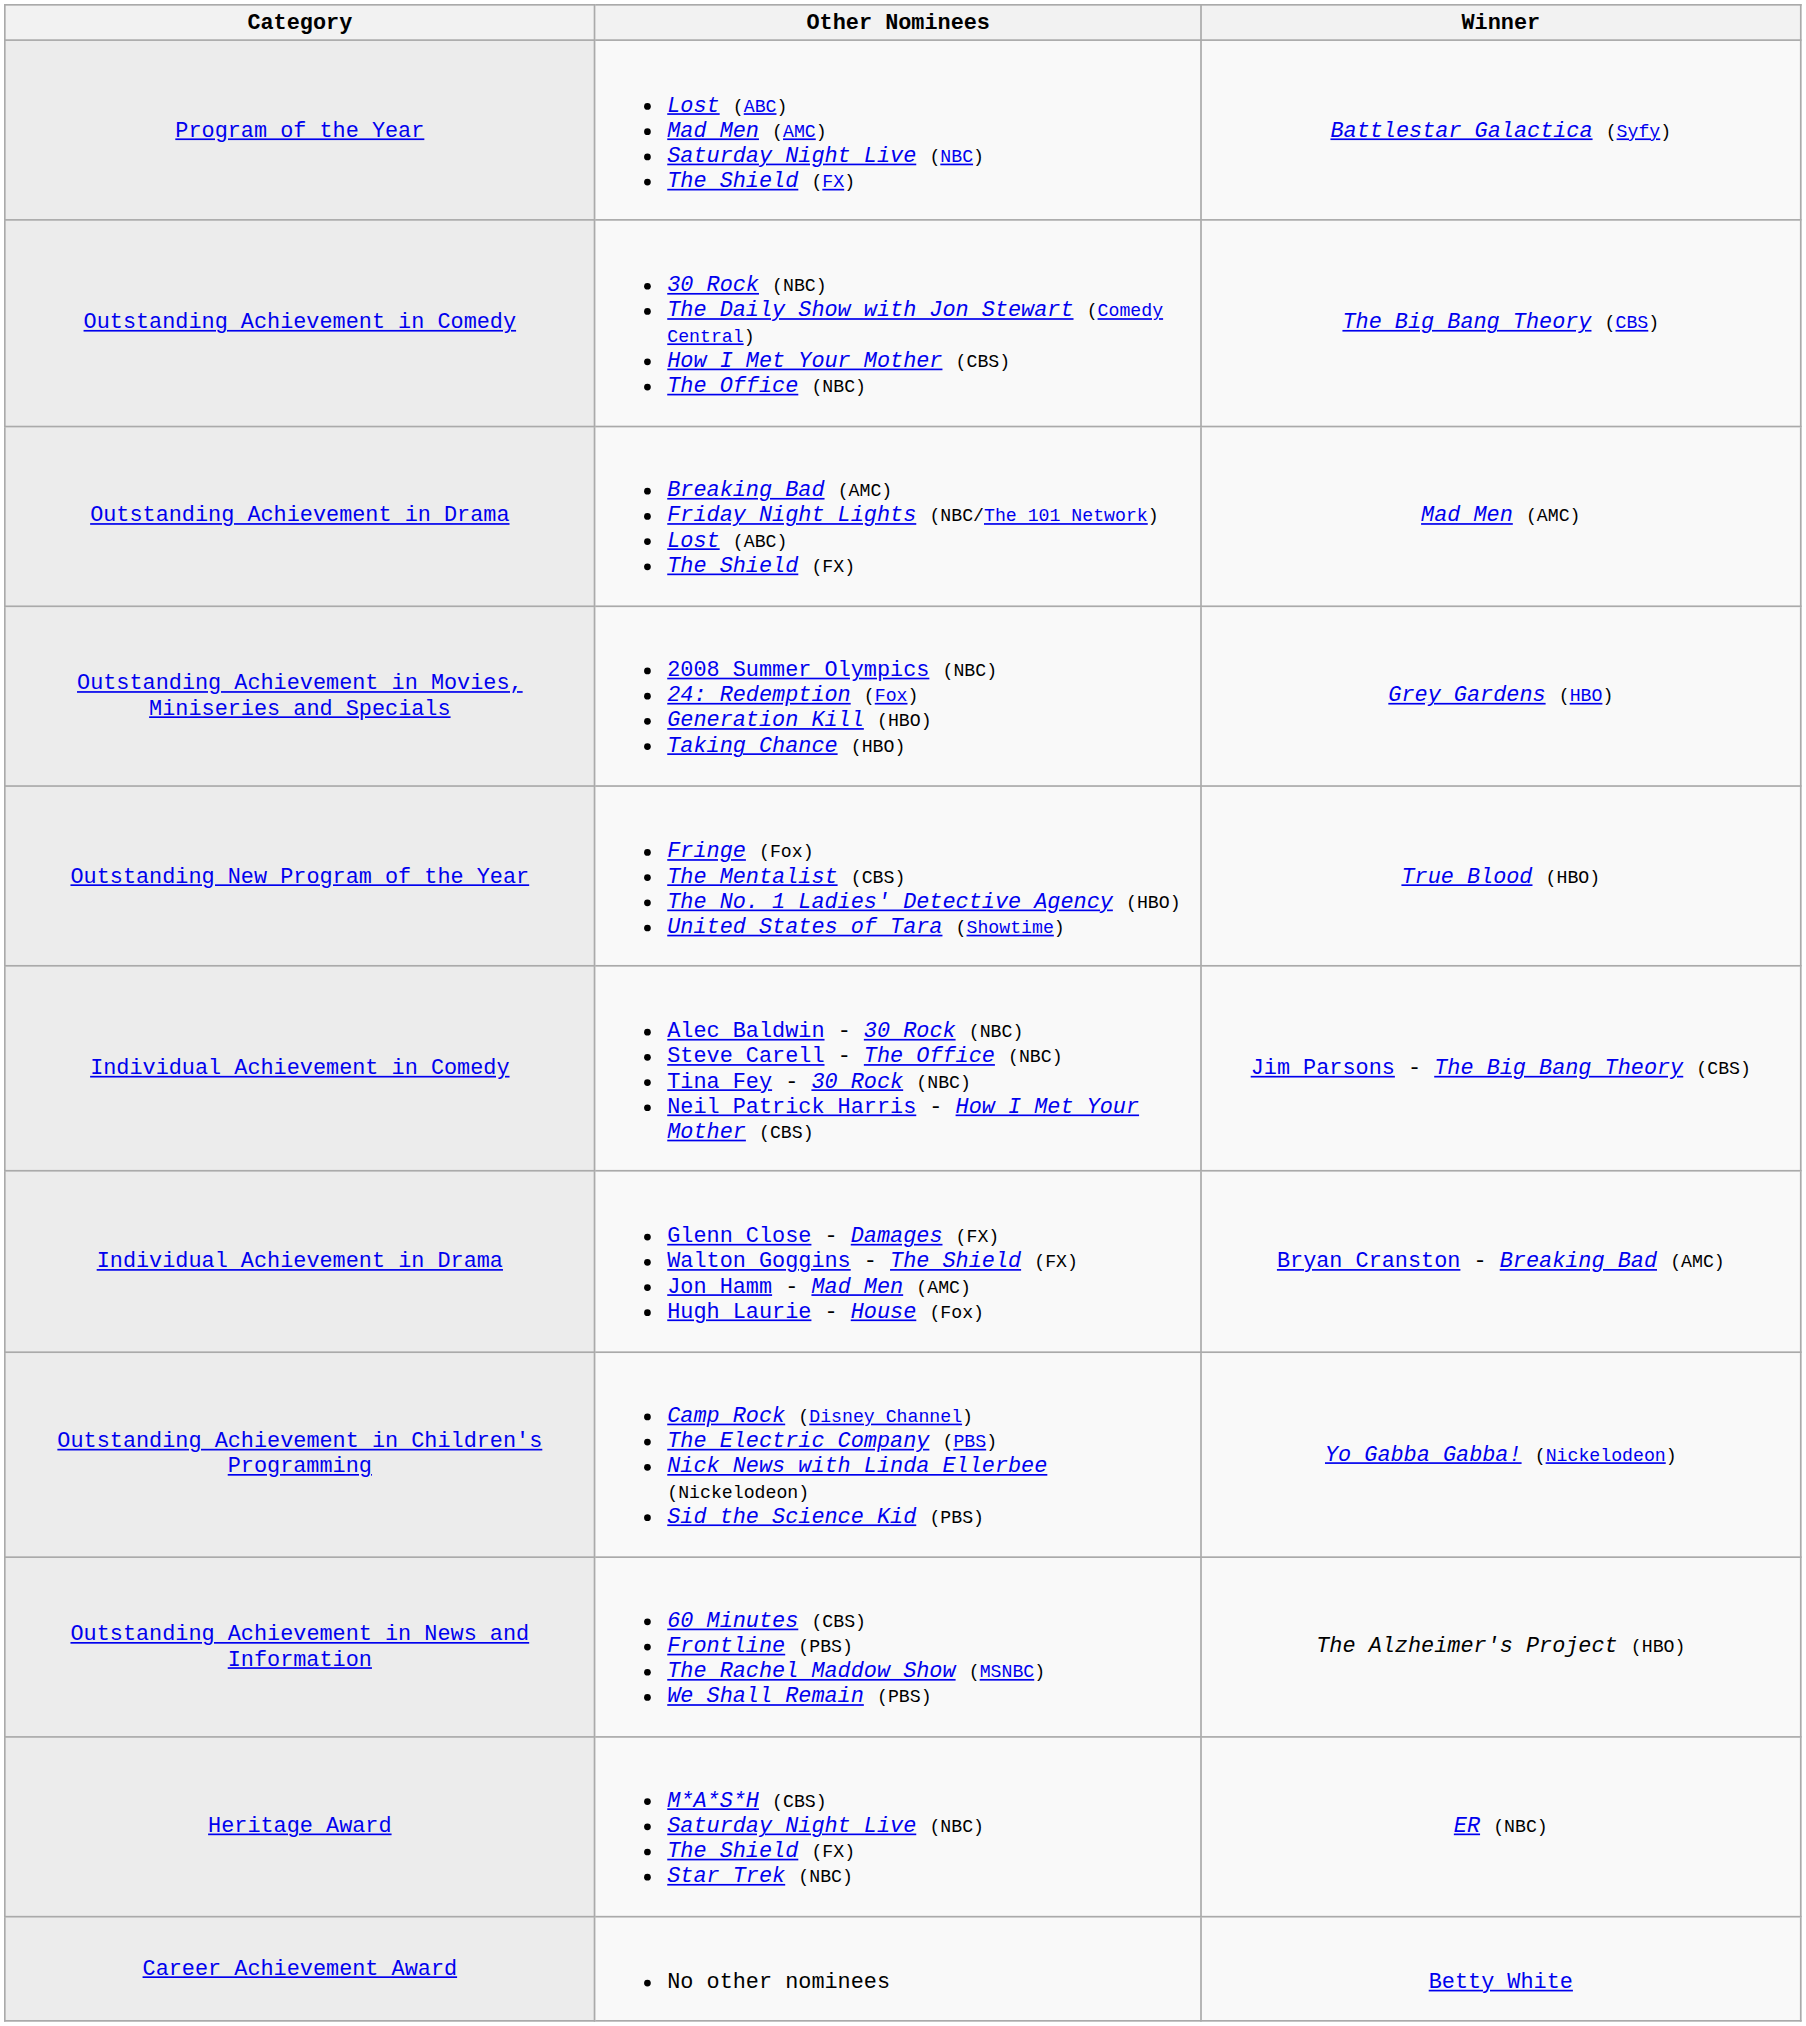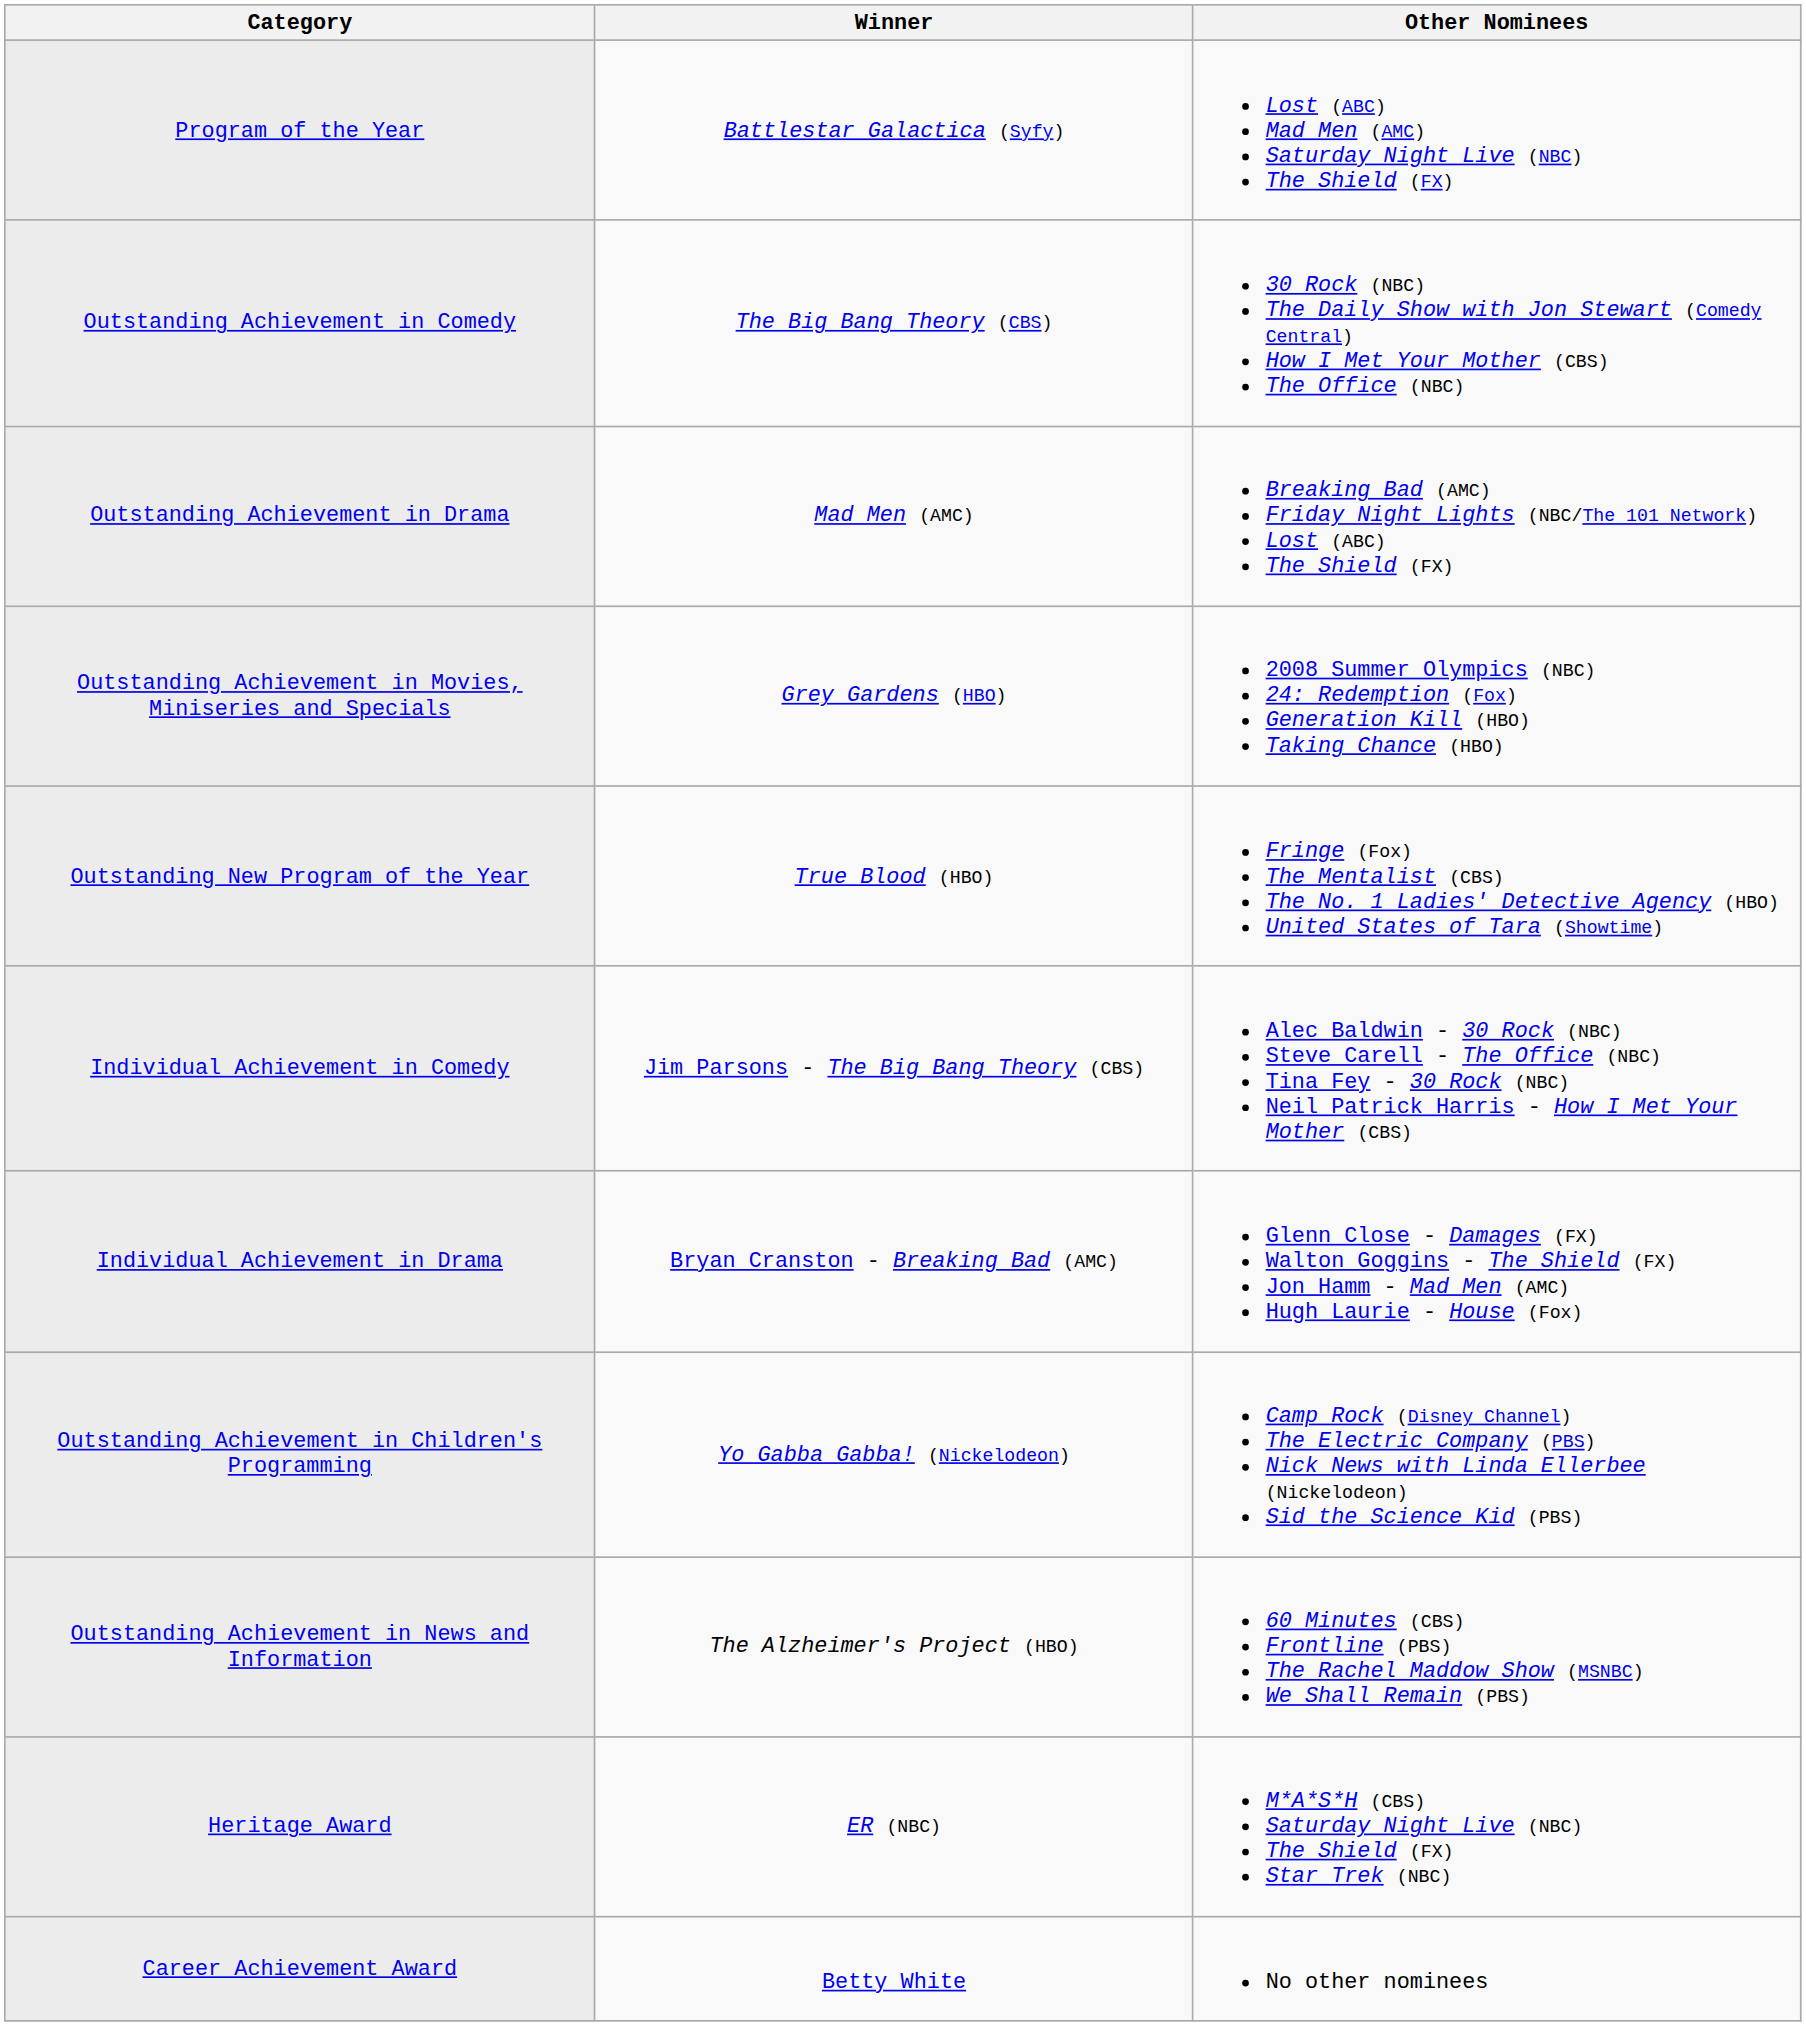columns swapped: (1501, 23) <-> (898, 23)
